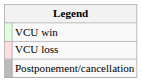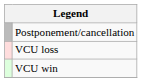rows swapped: (36, 32) <-> (75, 68)
